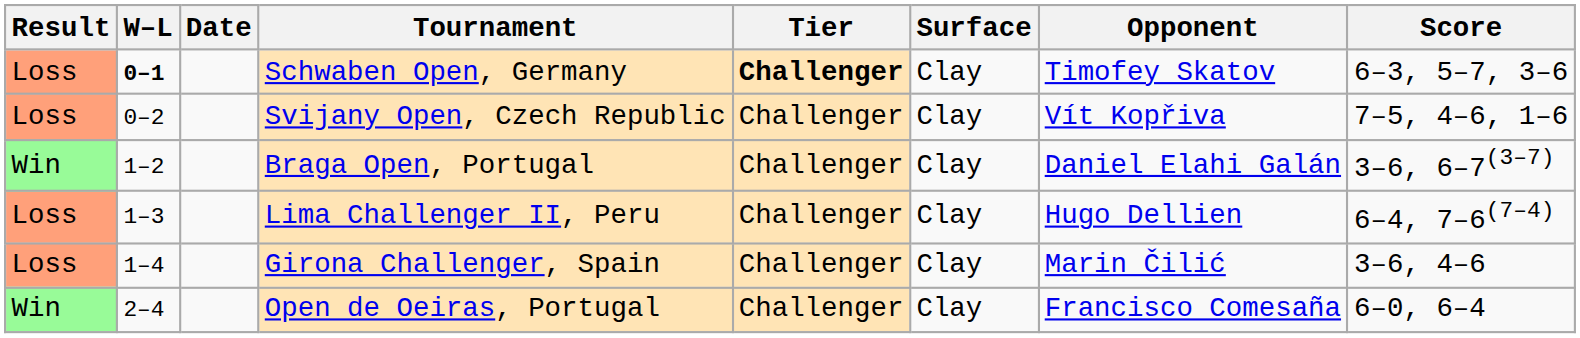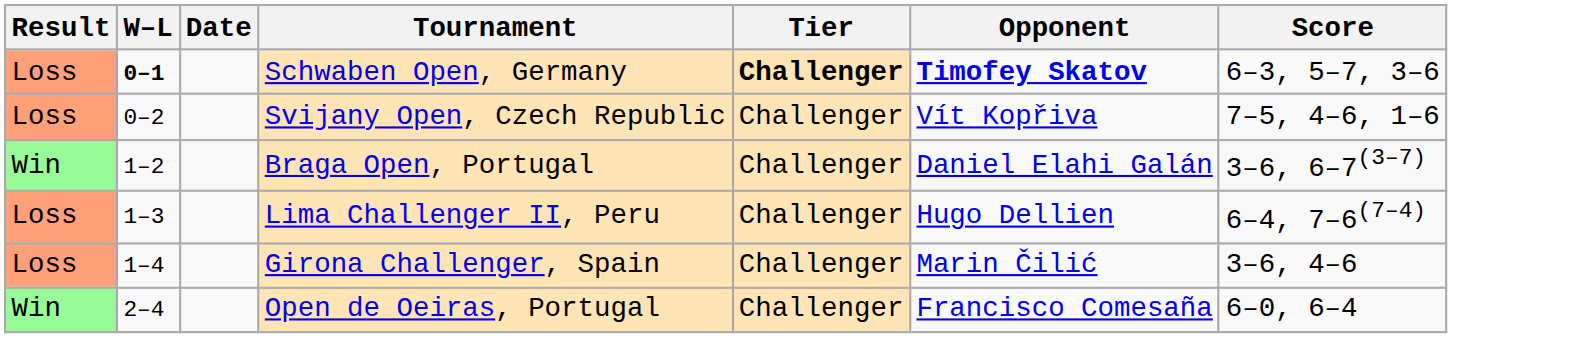- column: (974, 27)
(1160, 72) normal -> (1032, 72) bold
